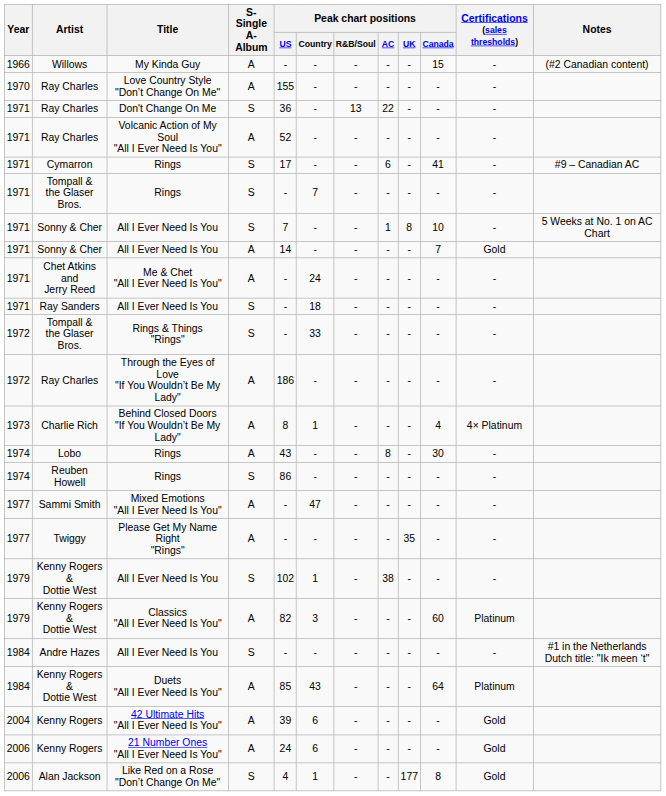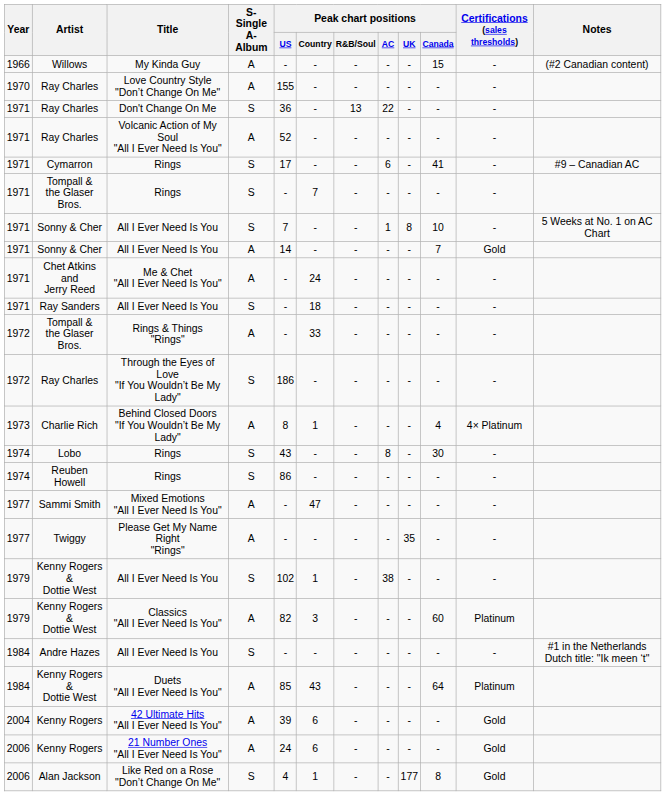(251, 334) S -> (251, 334) A
(251, 380) A -> (251, 380) S
(251, 454) A -> (251, 454) S
